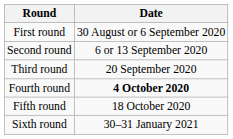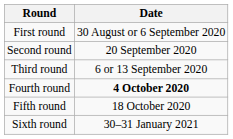(151, 50) 6 or 13 September 2020 -> (151, 50) 20 September 2020
(151, 69) 20 September 2020 -> (151, 69) 6 or 13 September 2020
